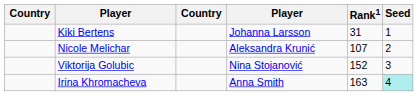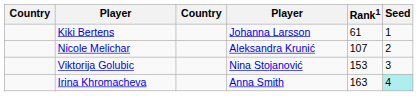(356, 32) 31 -> (356, 32) 61
(358, 65) 152 -> (358, 65) 153
